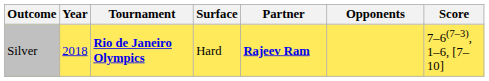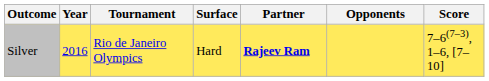(75, 50) 2018 -> (75, 50) 2016
(133, 50) bold -> (130, 50) normal
